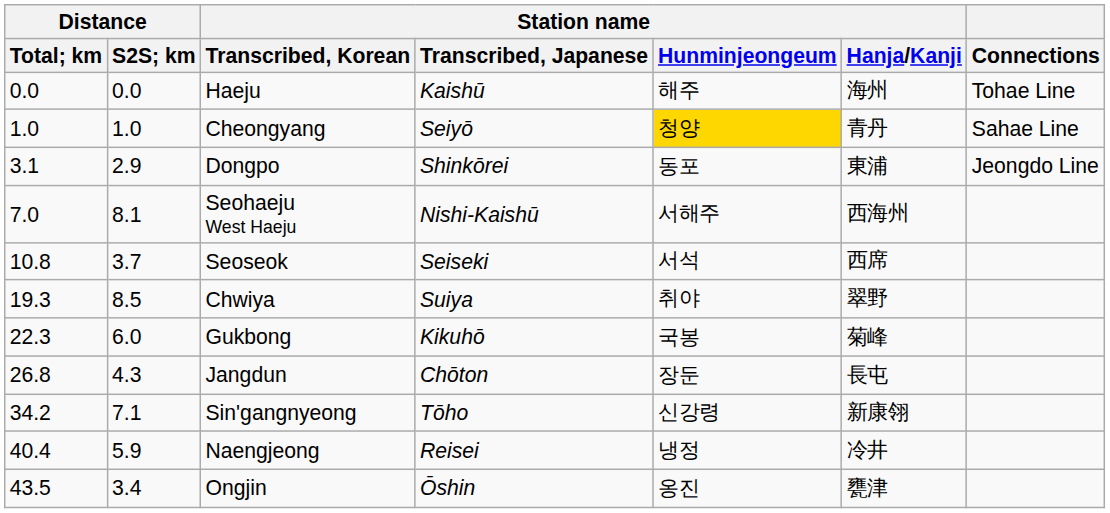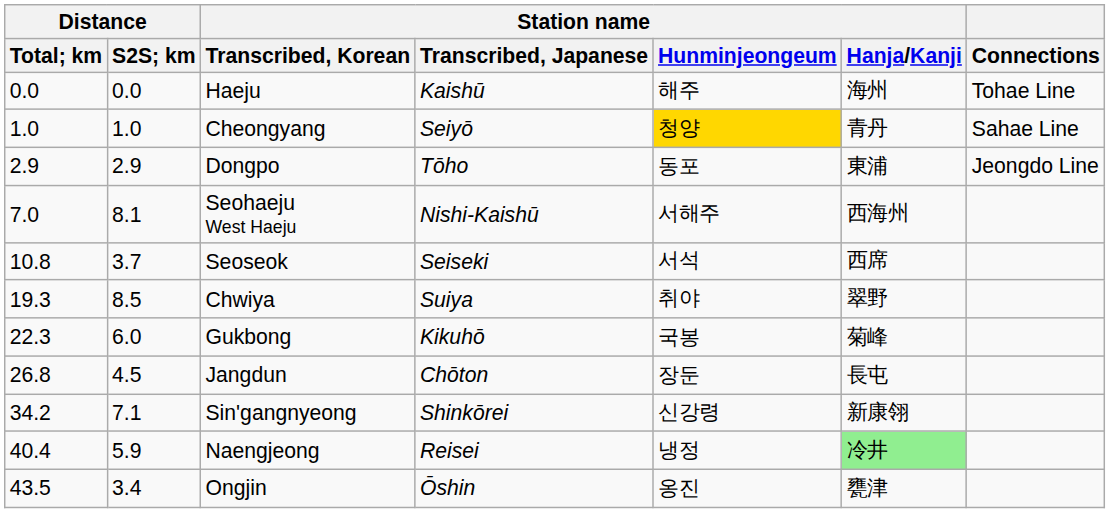(24, 167) 3.1 -> (24, 167) 2.9
(464, 167) Shinkōrei -> (444, 167) Tōho
(127, 375) 4.3 -> (127, 375) 4.5
(444, 413) Tōho -> (464, 413) Shinkōrei
(867, 450) no background -> (867, 450) lightgreen background
